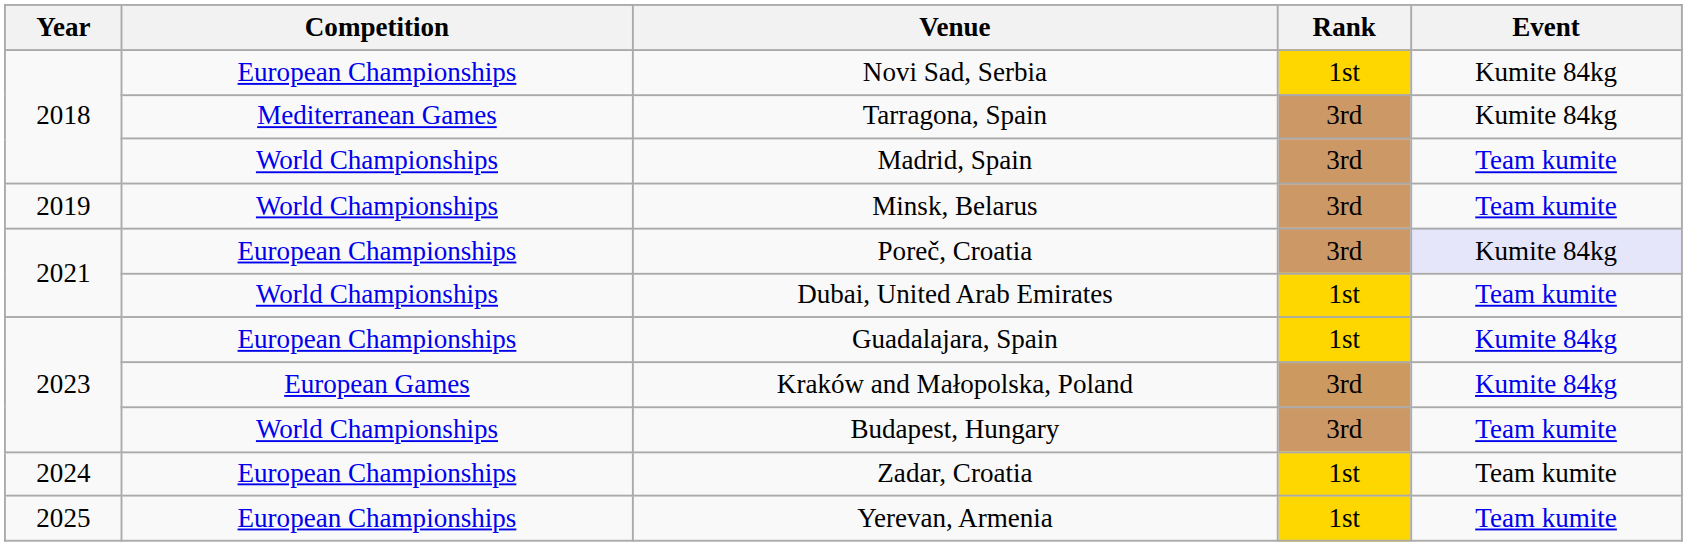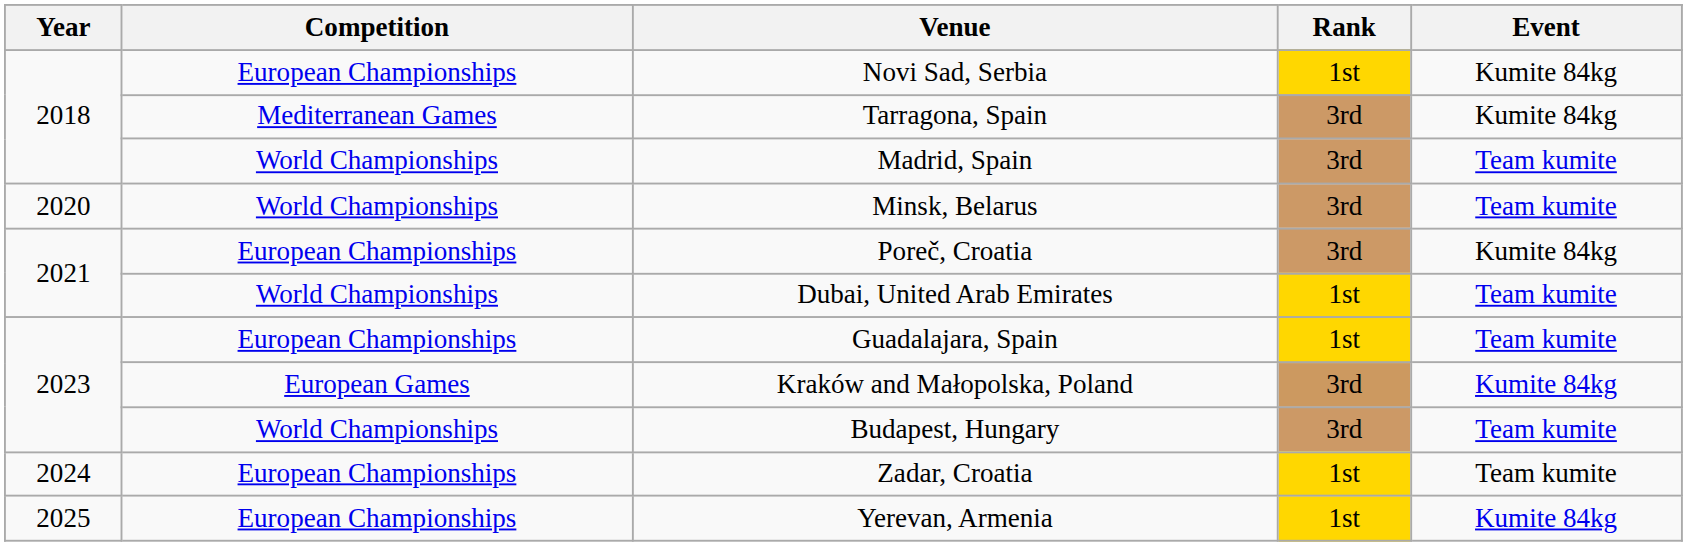(63, 205) 2019 -> (63, 205) 2020
(1546, 250) lavender background -> (1546, 250) no background
(1546, 339) Kumite 84kg -> (1546, 339) Team kumite
(1546, 518) Team kumite -> (1546, 518) Kumite 84kg
